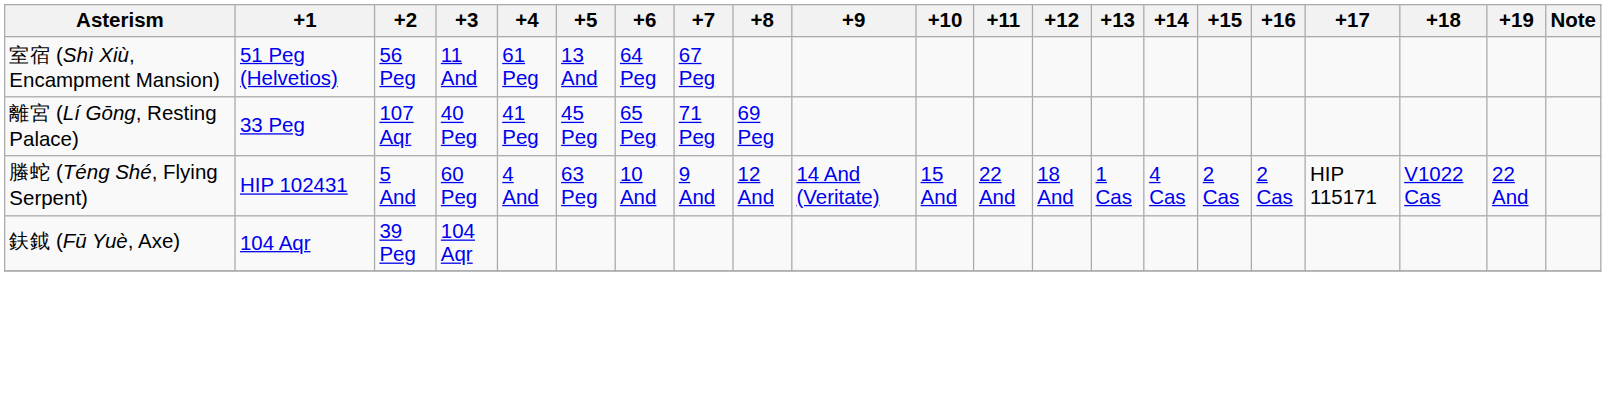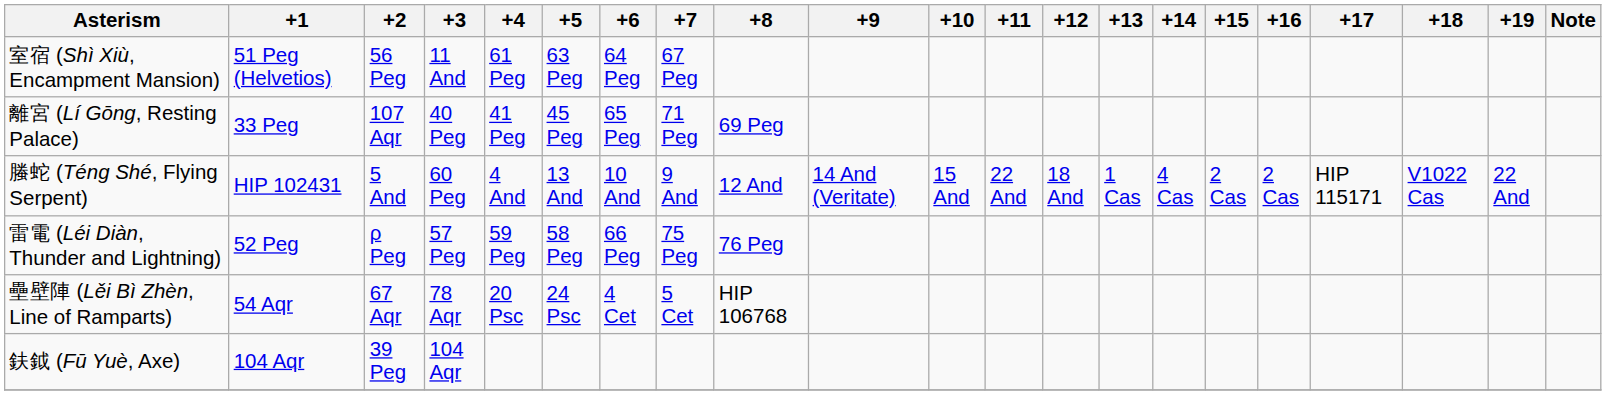(579, 66) 13 And -> (565, 66) 63 Peg
(579, 185) 63 Peg -> (565, 185) 13 And
+ row: (115, 245)
+ row: (102, 304)
